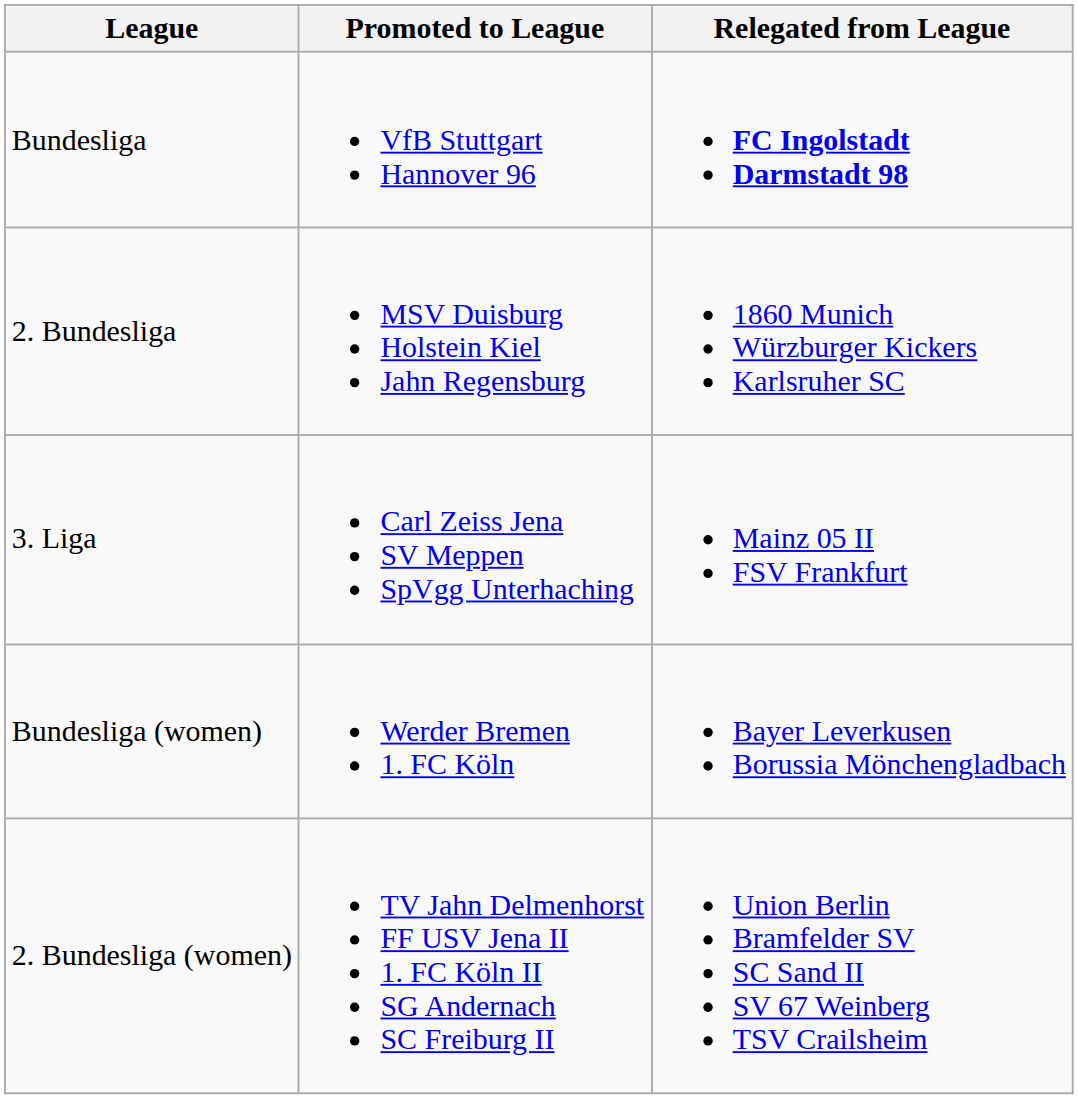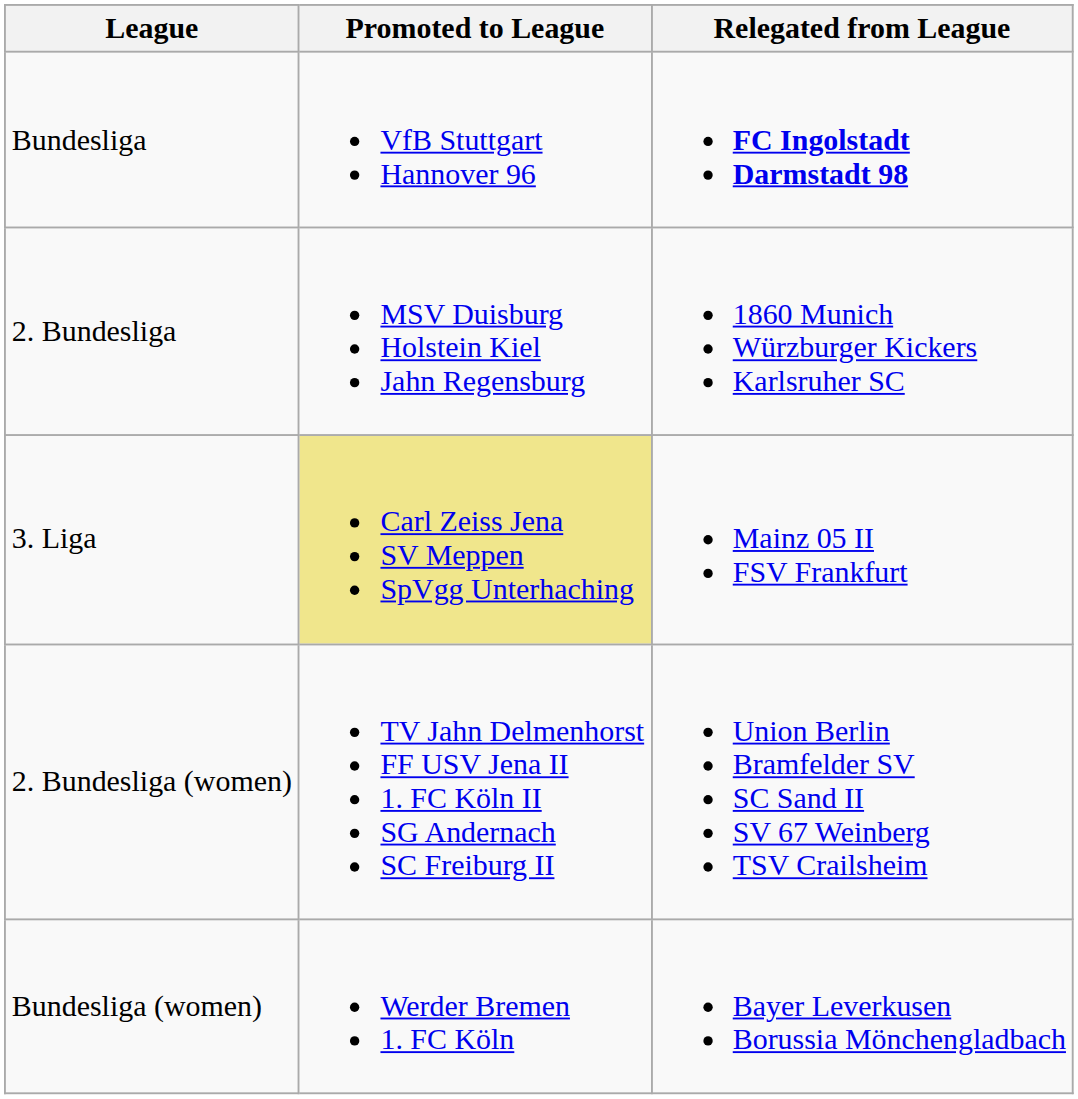(475, 556) no background -> (475, 556) khaki background
rows swapped: (137, 730) <-> (152, 955)
